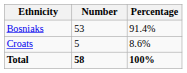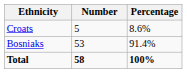rows swapped: (25, 28) <-> (20, 44)
